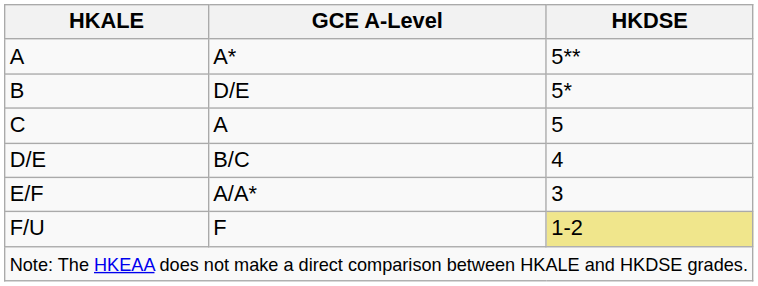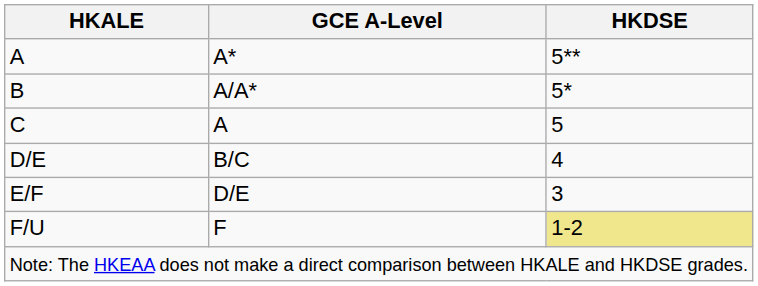(231, 90) D/E -> (235, 90) A/A*
(235, 194) A/A* -> (231, 194) D/E
